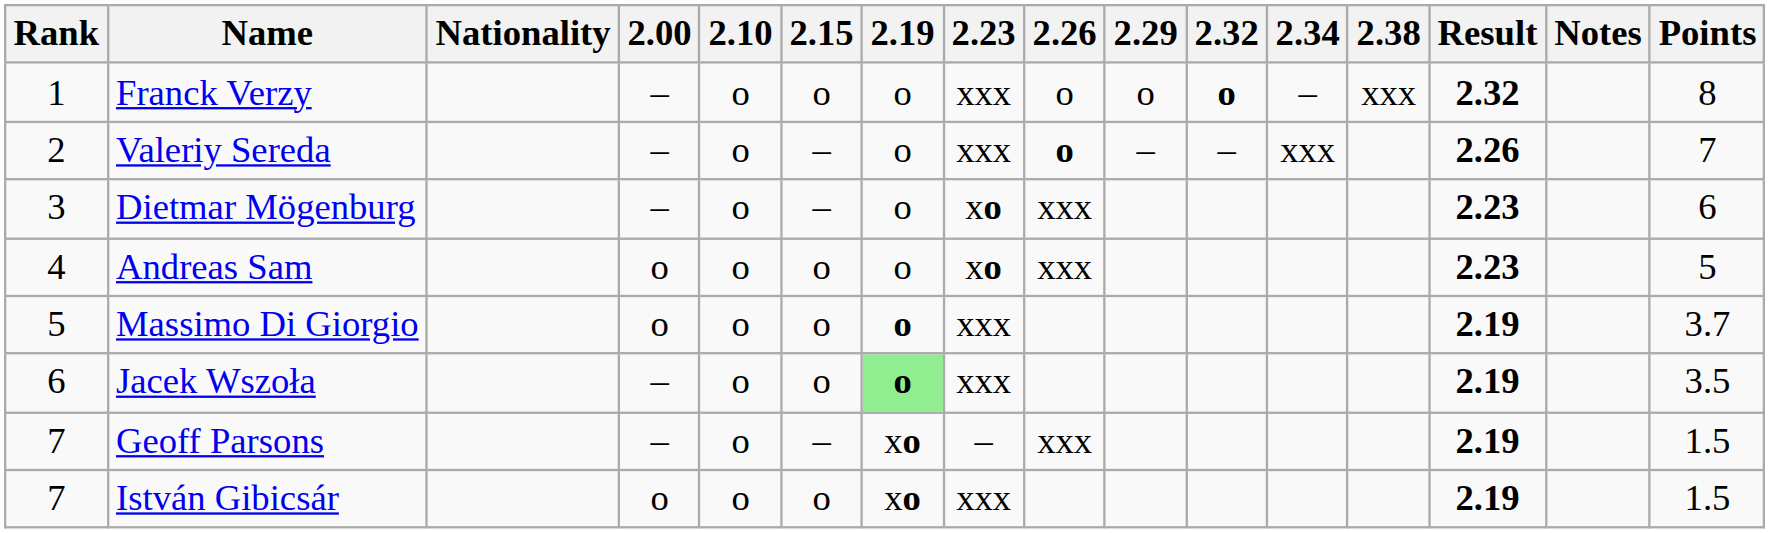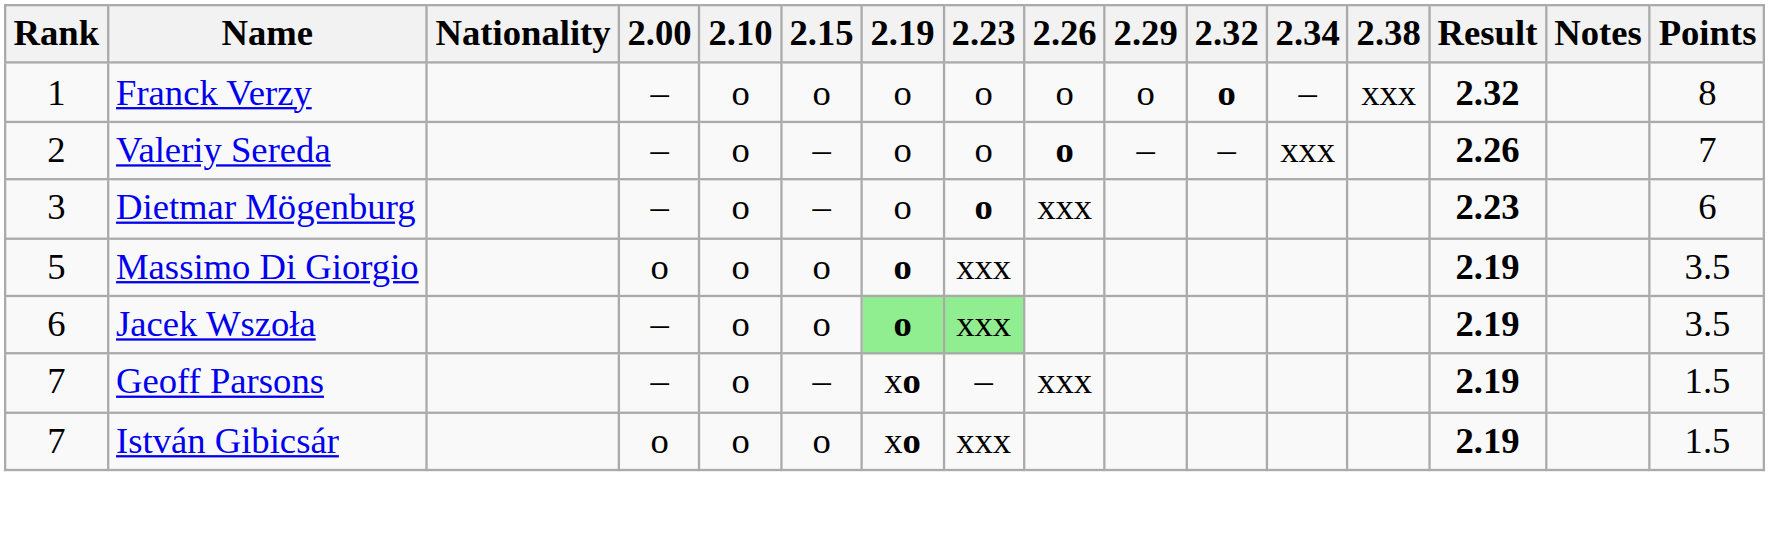(984, 91) xxx -> (984, 91) o
(984, 149) xxx -> (984, 149) o
(984, 207) xo -> (984, 207) o
- row: (214, 265)
(1708, 324) 3.7 -> (1708, 265) 3.5
(984, 382) no background -> (984, 324) lightgreen background
